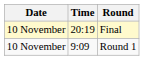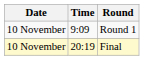rows swapped: (118, 47) <-> (111, 30)
